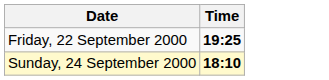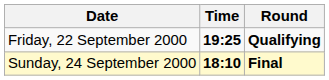+ column: (284, 16)
